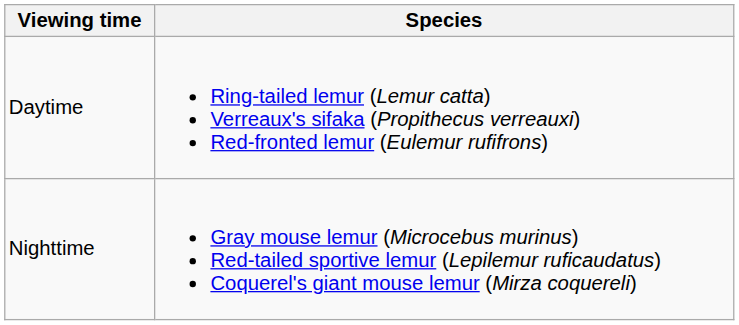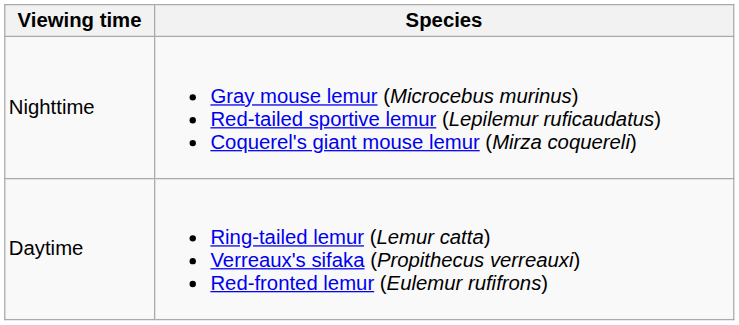rows swapped: (46, 107) <-> (52, 248)
